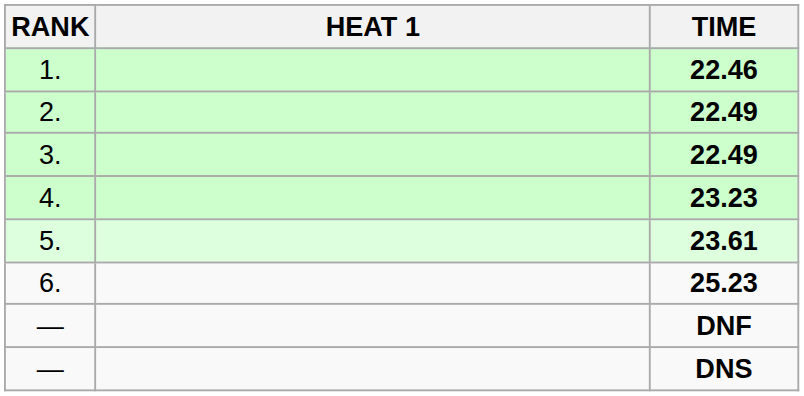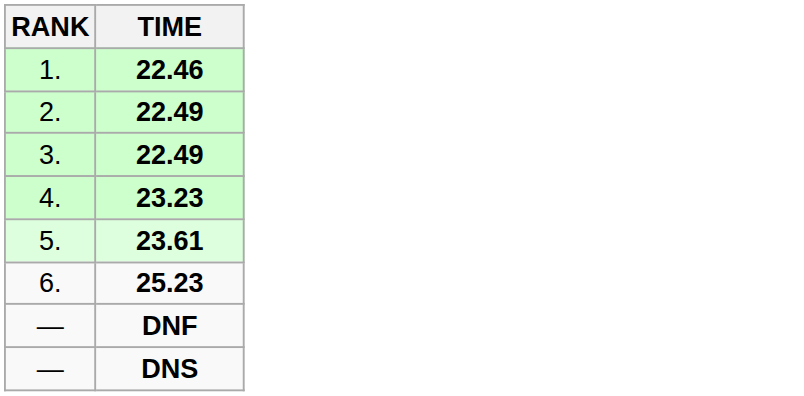- column: (373, 27)
